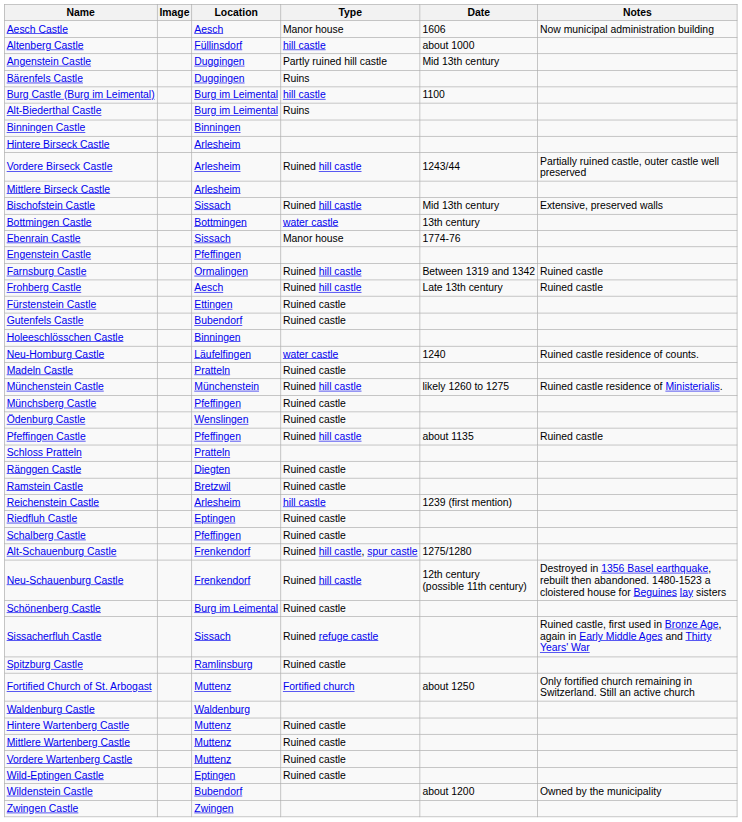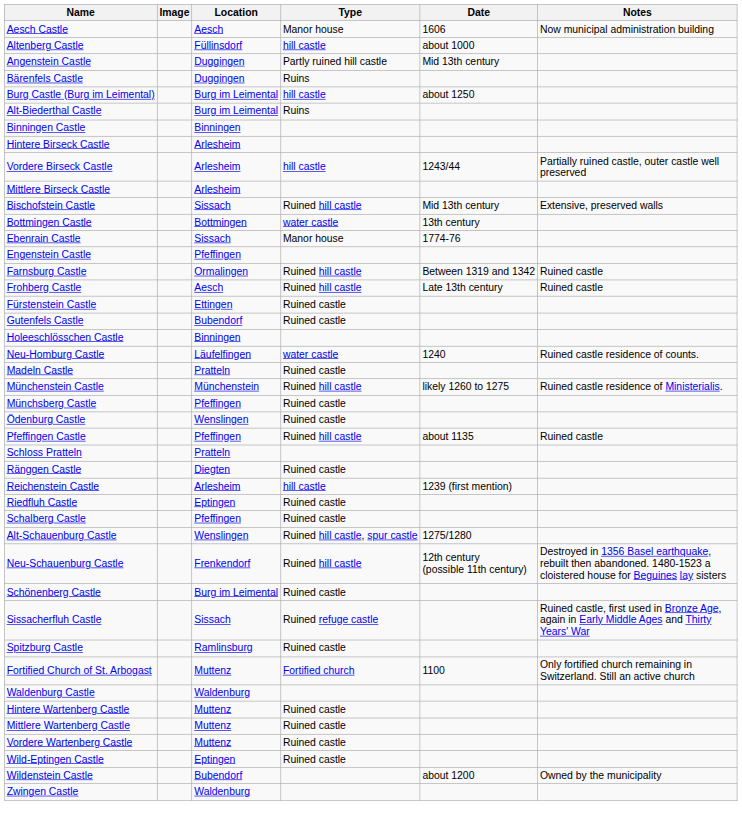(434, 95) 1100 -> (448, 95) about 1250
(322, 167) Ruined hill castle -> (304, 167) hill castle
- row: (45, 486)
(222, 552) Frenkendorf -> (221, 535) Wenslingen
(448, 687) about 1250 -> (434, 670) 1100
(214, 808) Zwingen -> (222, 792) Waldenburg
